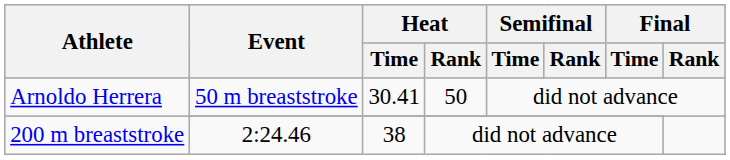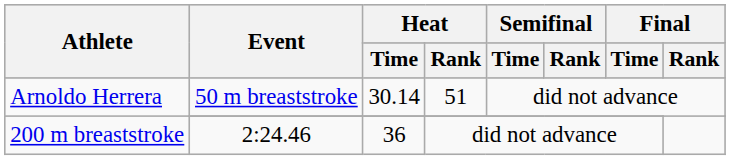(394, 97) 30.41 -> (394, 97) 30.14
(456, 97) 50 -> (456, 97) 51
(394, 135) 38 -> (394, 135) 36
